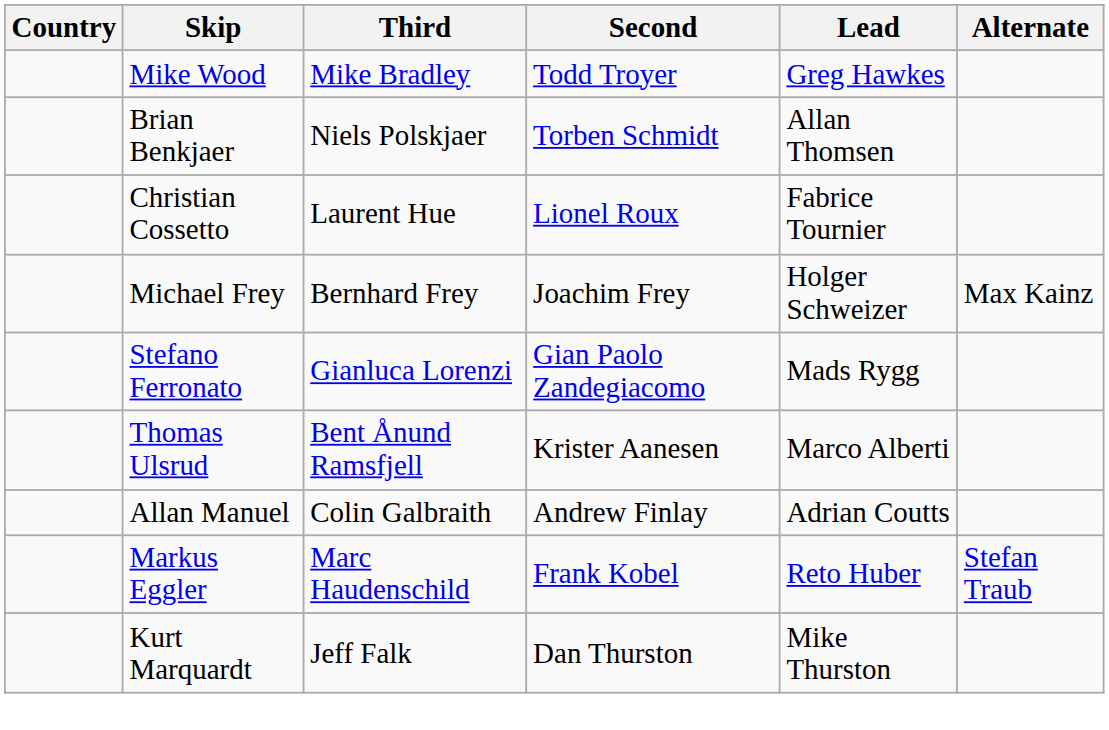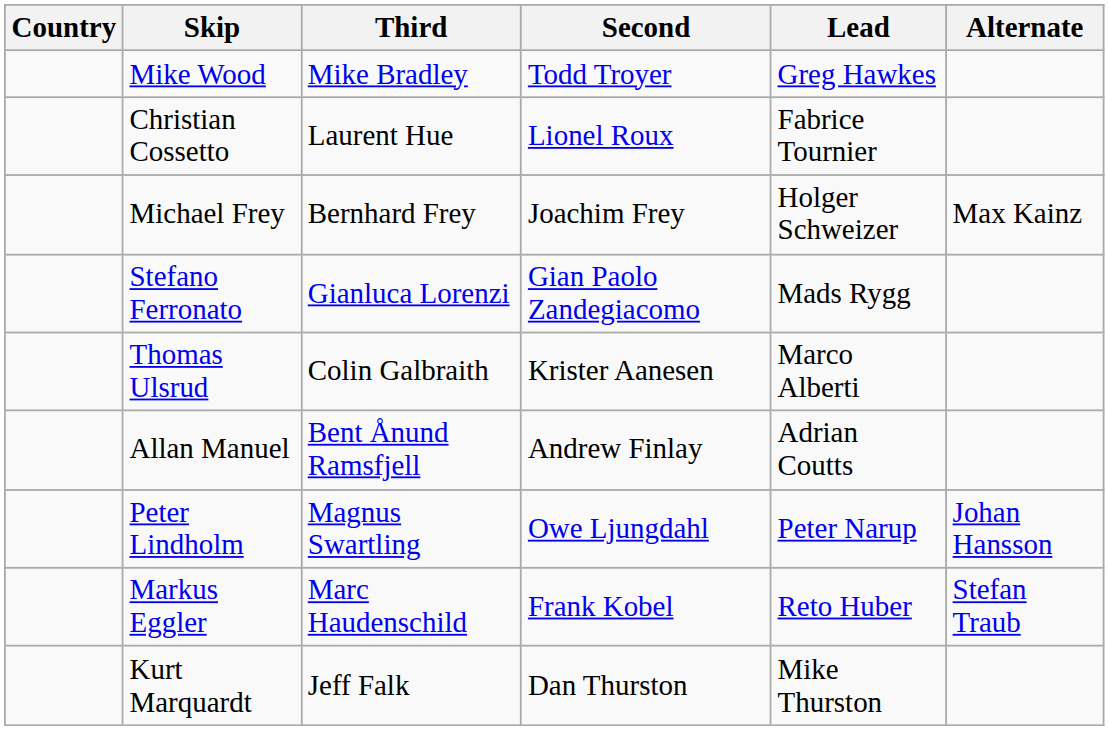- row: (182, 135)
(381, 449) Bent Ånund Ramsfjell -> (398, 371) Colin Galbraith
(401, 511) Colin Galbraith -> (378, 449) Bent Ånund Ramsfjell
+ row: (187, 528)
